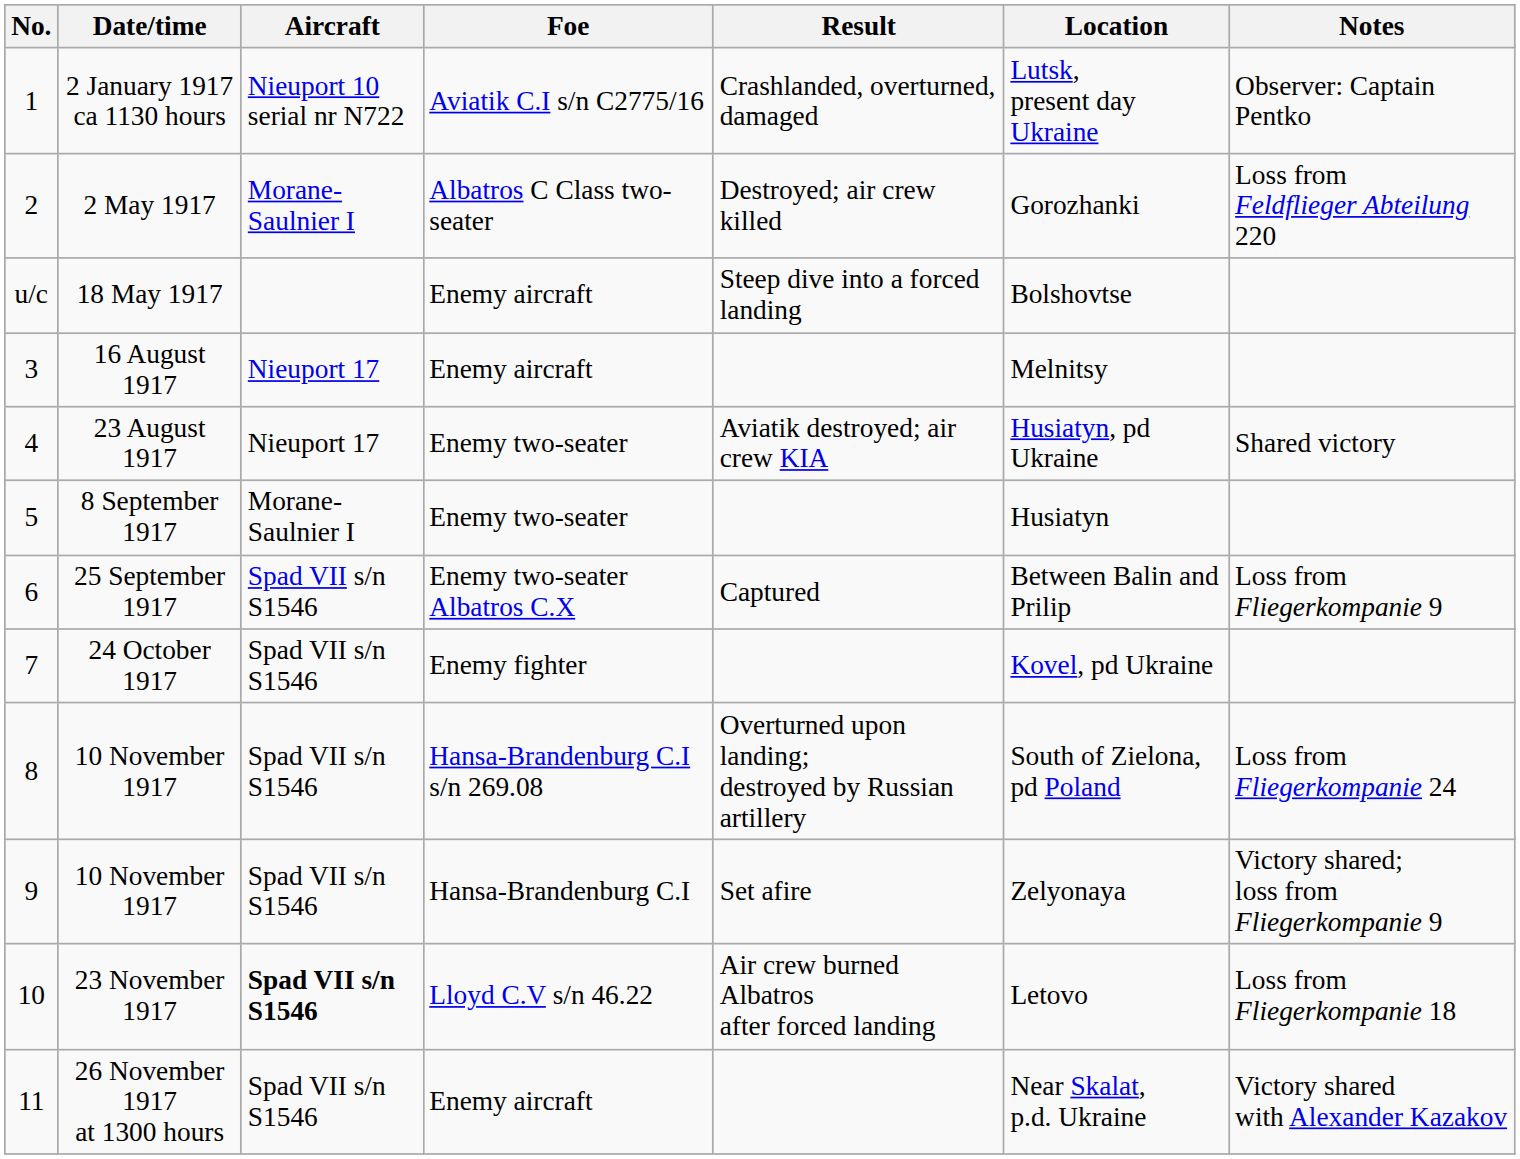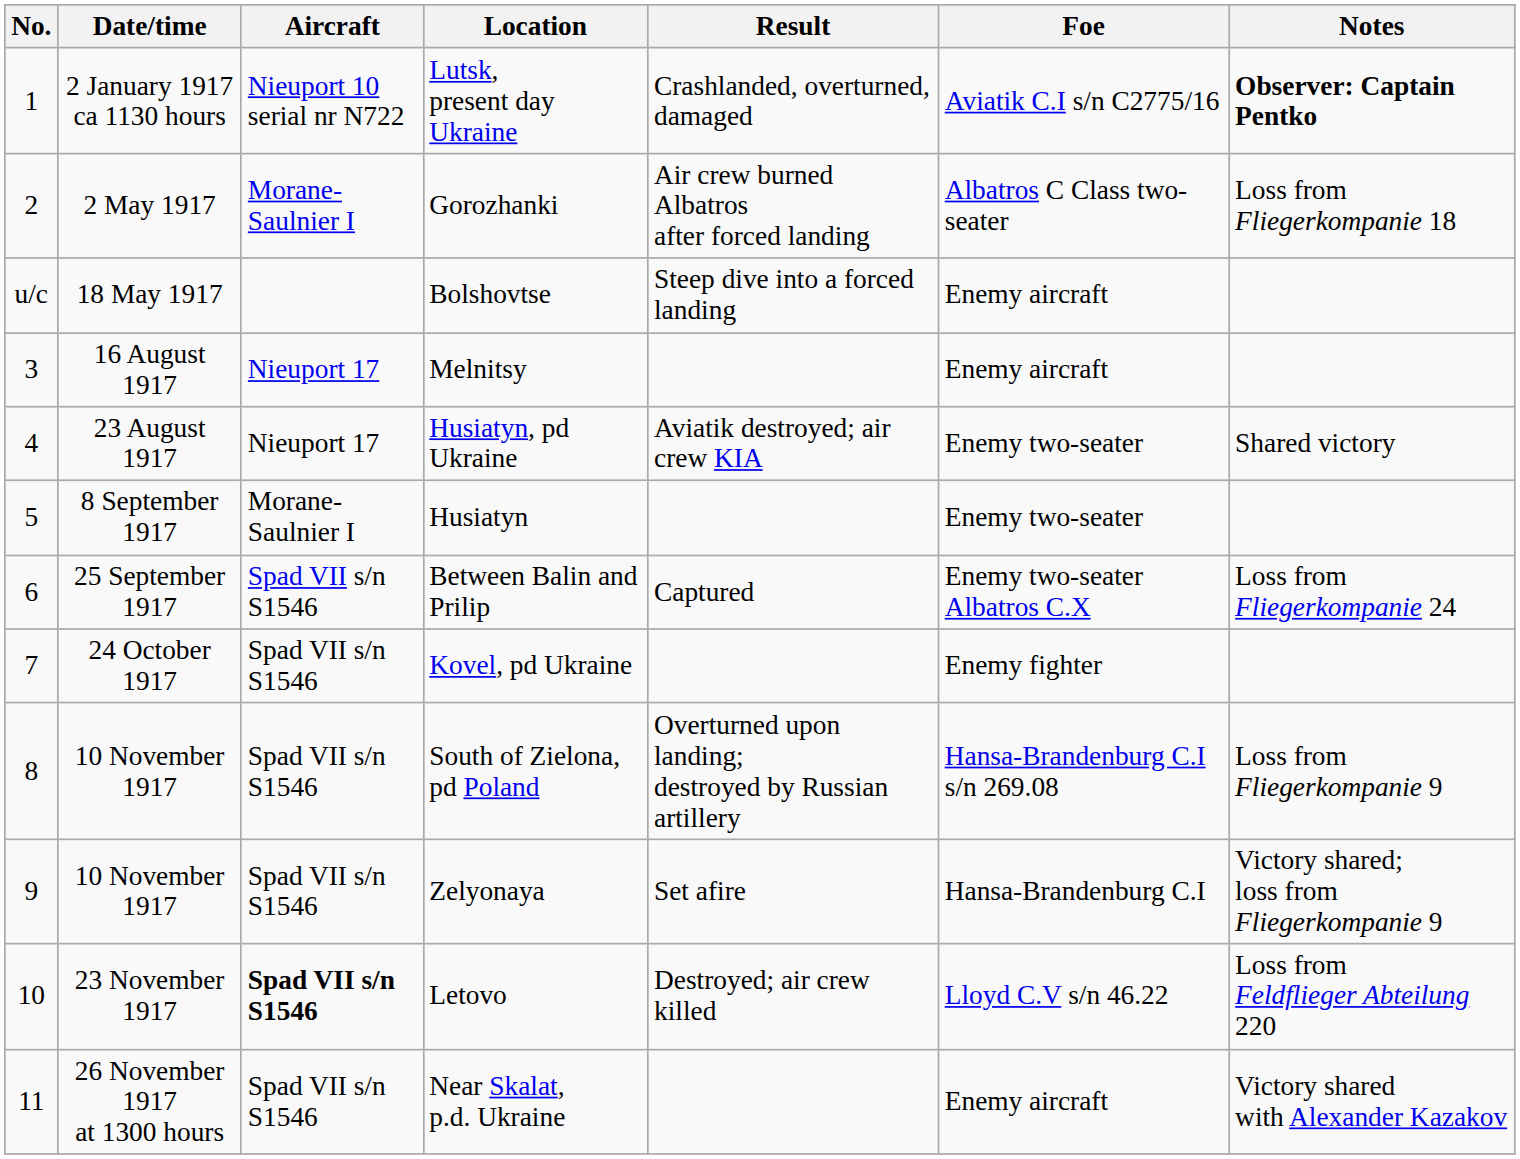columns swapped: (568, 26) <-> (1116, 26)
(1335, 100) normal -> (1345, 100) bold
(828, 205) Destroyed; air crew killed -> (762, 205) Air crew burned Albatros after forced landing
(1352, 205) Loss from Feldflieger Abteilung 220 -> (1346, 205) Loss from Fliegerkompanie 18
(1339, 591) Loss from Fliegerkompanie 9 -> (1346, 591) Loss from Fliegerkompanie 24
(1346, 770) Loss from Fliegerkompanie 24 -> (1339, 770) Loss from Fliegerkompanie 9
(828, 995) Air crew burned Albatros after forced landing -> (762, 995) Destroyed; air crew killed
(1346, 995) Loss from Fliegerkompanie 18 -> (1352, 995) Loss from Feldflieger Abteilung 220
